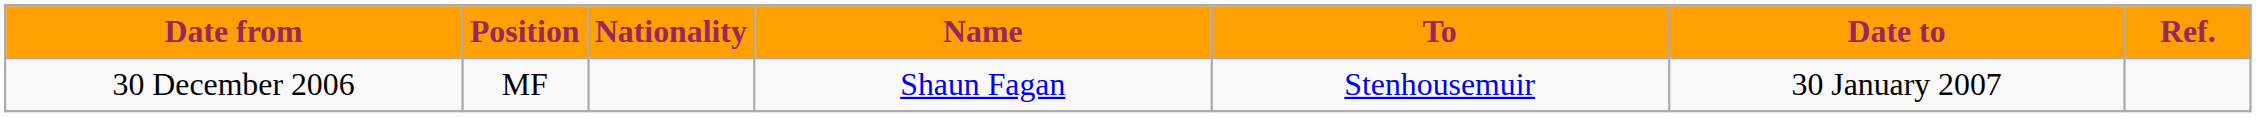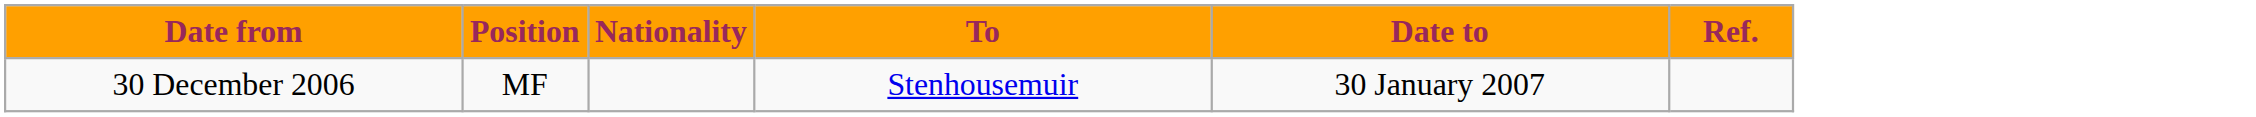- column: (983, 31)
